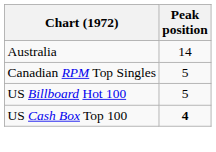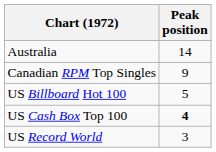(185, 72) 5 -> (185, 72) 9
+ row: (55, 136)
